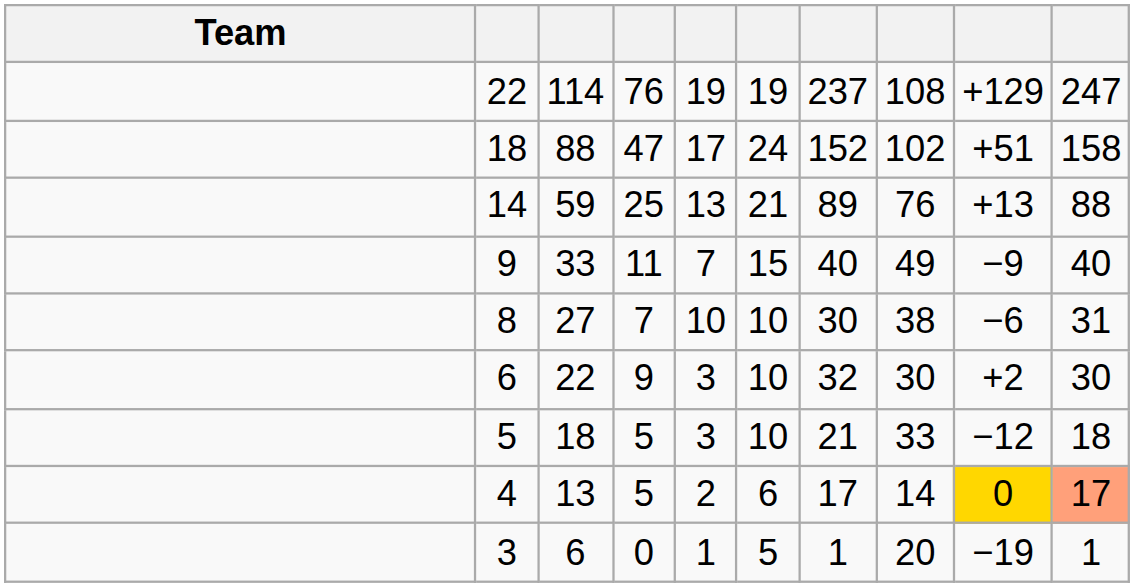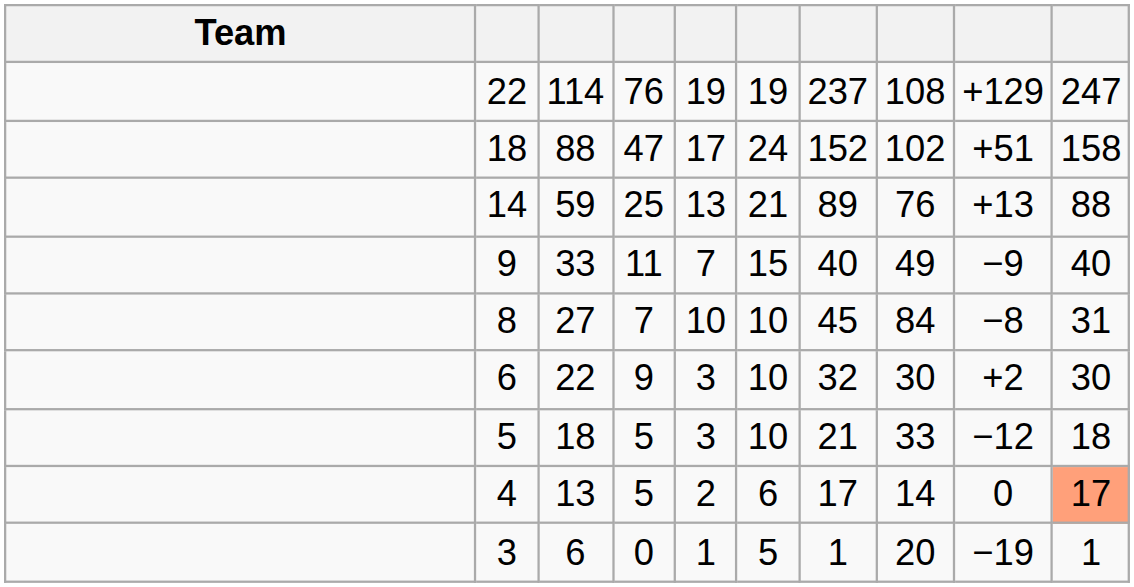(838, 321) 30 -> (838, 321) 45
(915, 321) 38 -> (915, 321) 84
(1003, 321) −6 -> (1003, 321) −8
(1003, 494) gold background -> (1003, 494) no background
